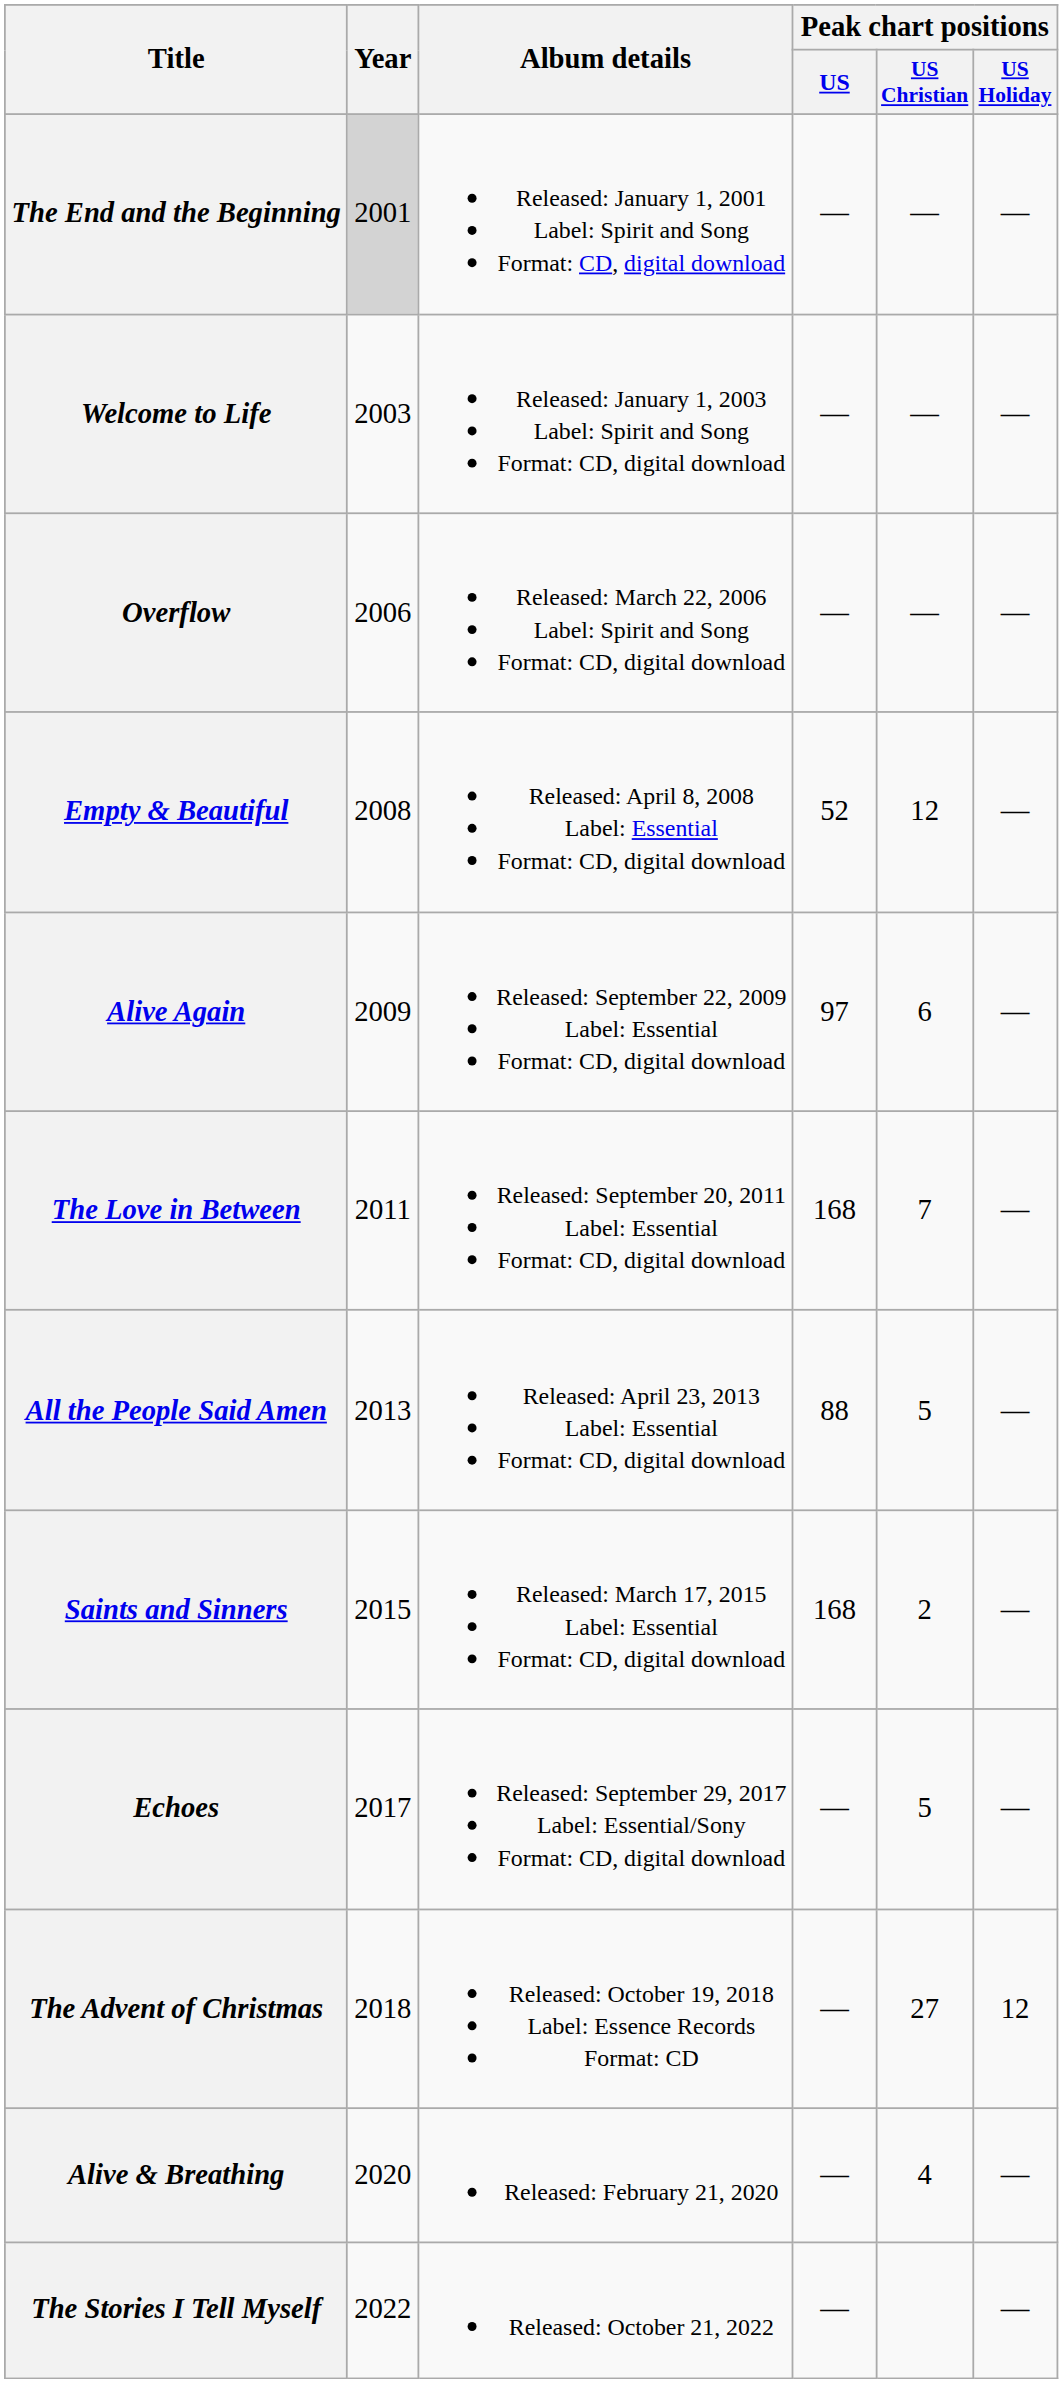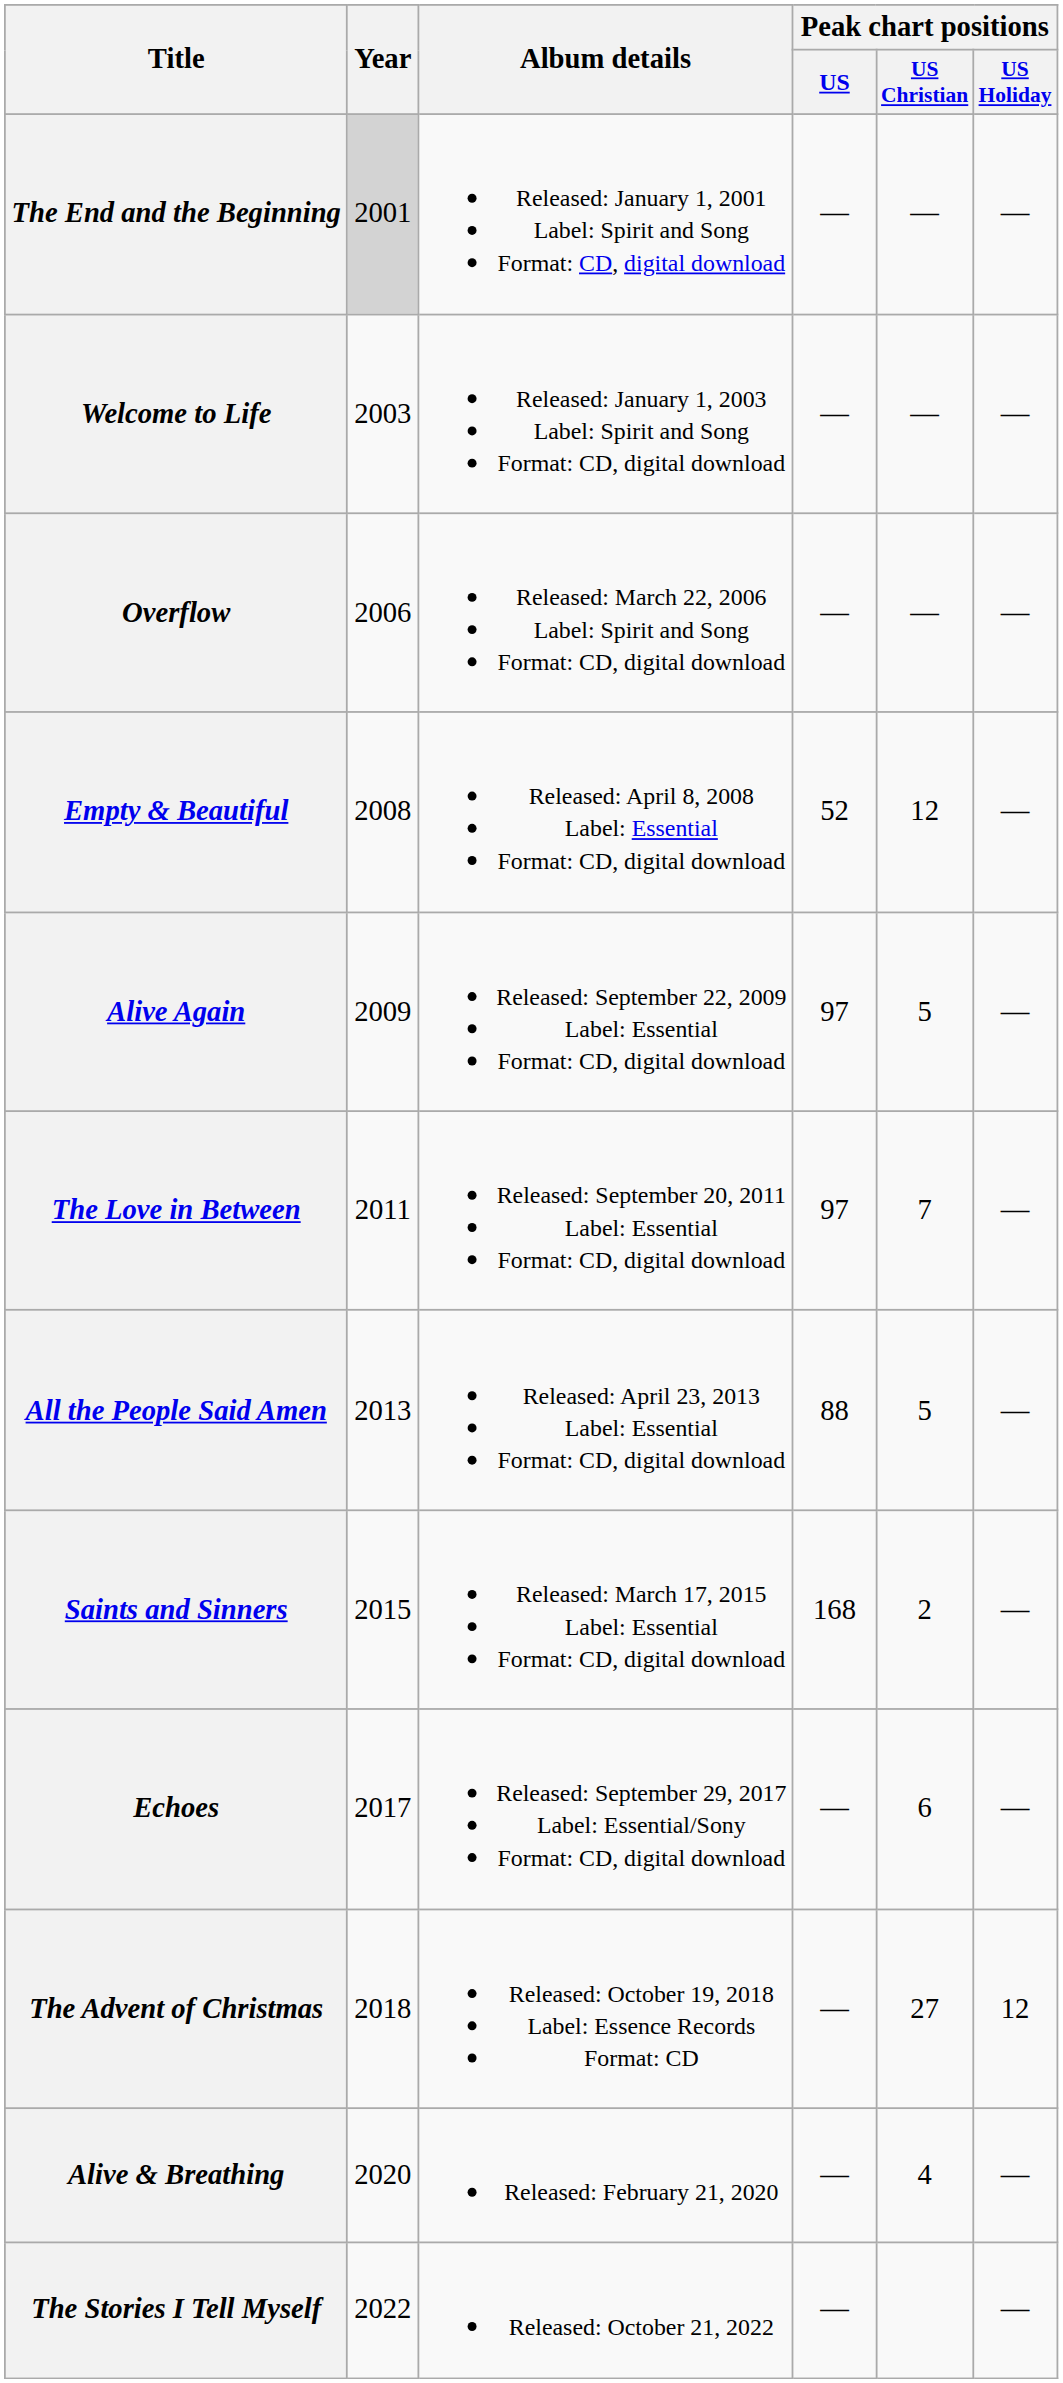(925, 1011) 6 -> (925, 1011) 5
(834, 1210) 168 -> (834, 1210) 97
(925, 1808) 5 -> (925, 1808) 6
